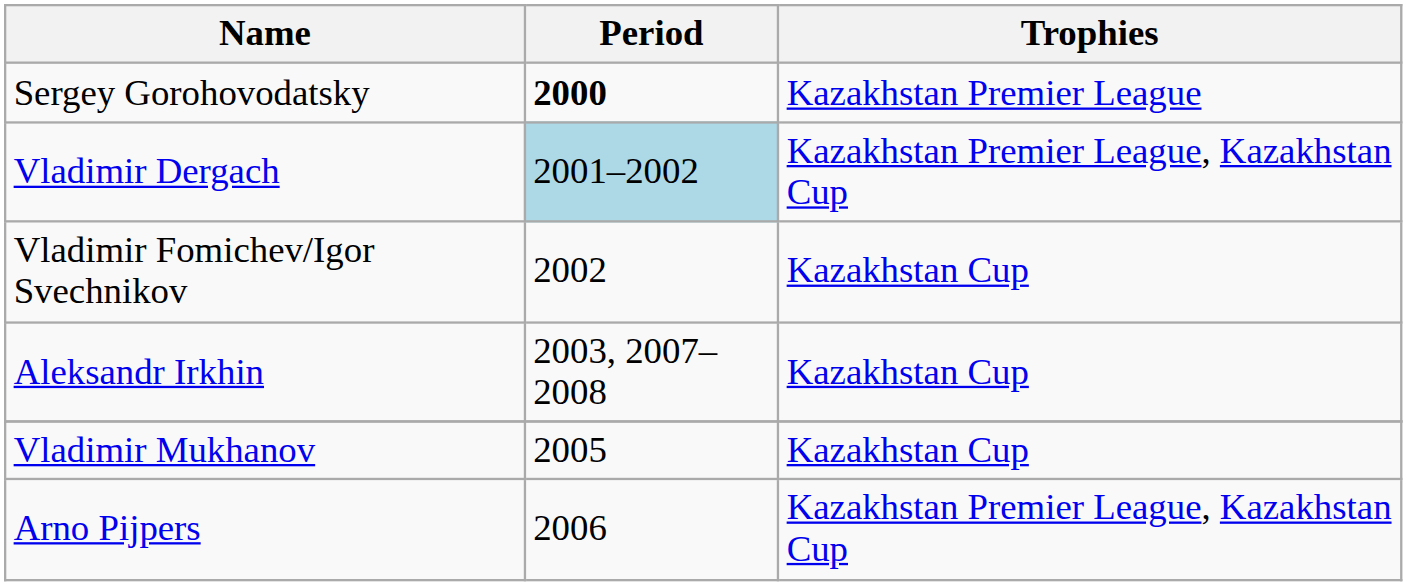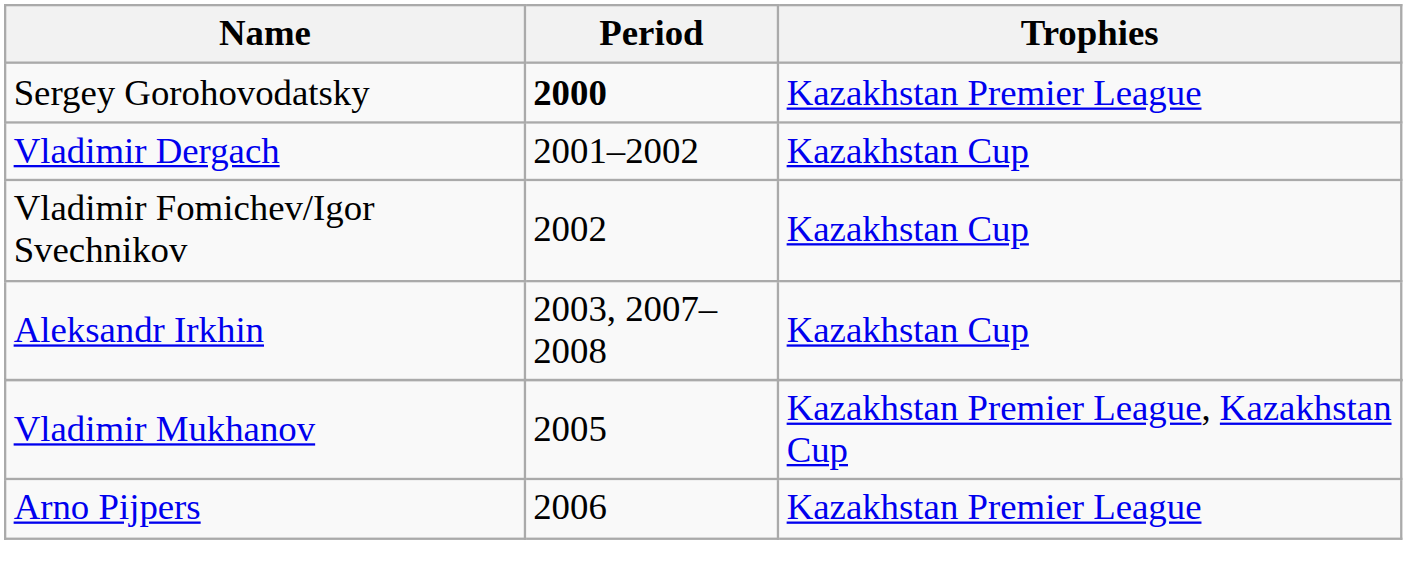(616, 171) lightblue background -> (616, 150) no background
(1089, 171) Kazakhstan Premier League, Kazakhstan Cup -> (908, 150) Kazakhstan Cup
(908, 449) Kazakhstan Cup -> (1089, 428) Kazakhstan Premier League, Kazakhstan Cup
(1089, 528) Kazakhstan Premier League, Kazakhstan Cup -> (994, 508) Kazakhstan Premier League
